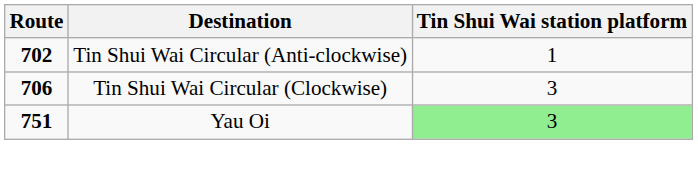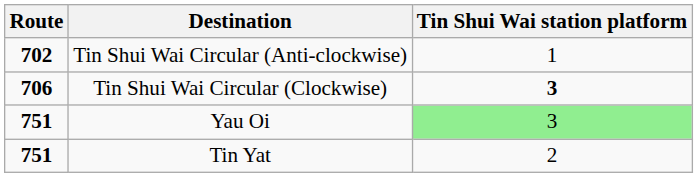(552, 88) normal -> (552, 88) bold
+ row: (240, 155)
